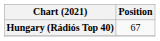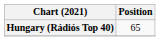(135, 28) 67 -> (135, 28) 65
